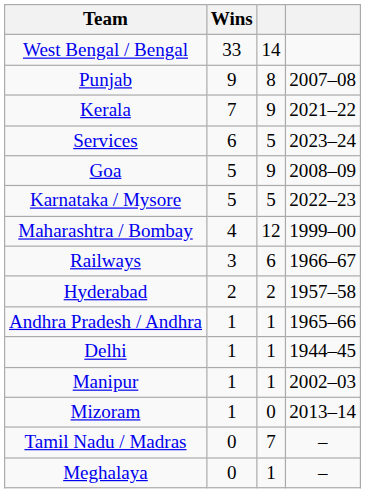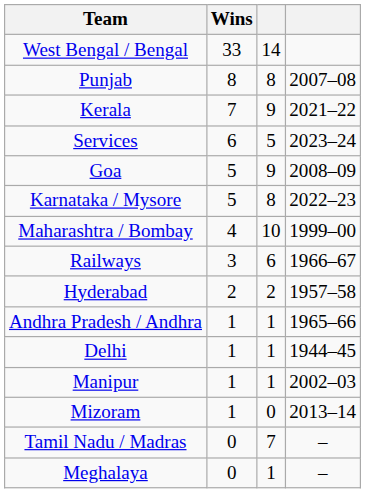(232, 79) 9 -> (232, 79) 8
(271, 200) 5 -> (271, 200) 8
(271, 230) 12 -> (271, 230) 10
